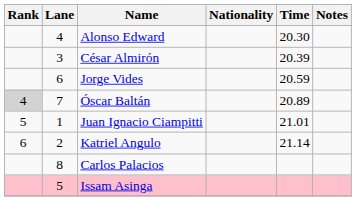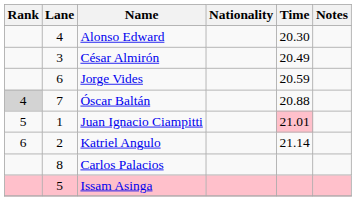(295, 57) 20.39 -> (295, 57) 20.49
(295, 100) 20.89 -> (295, 100) 20.88
(295, 121) no background -> (295, 121) pink background
